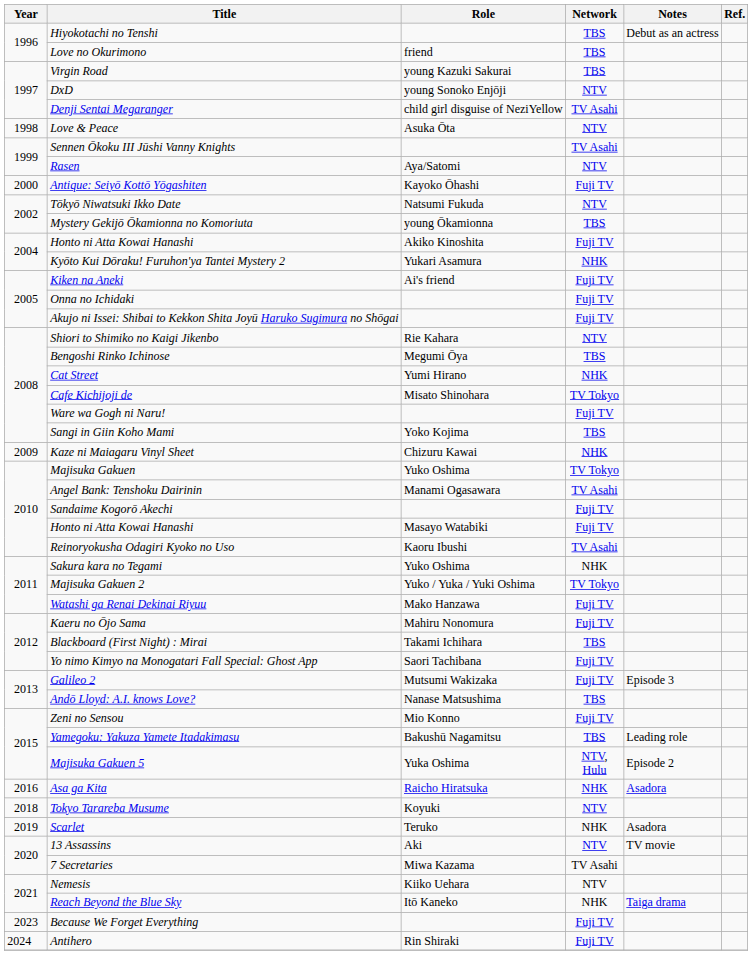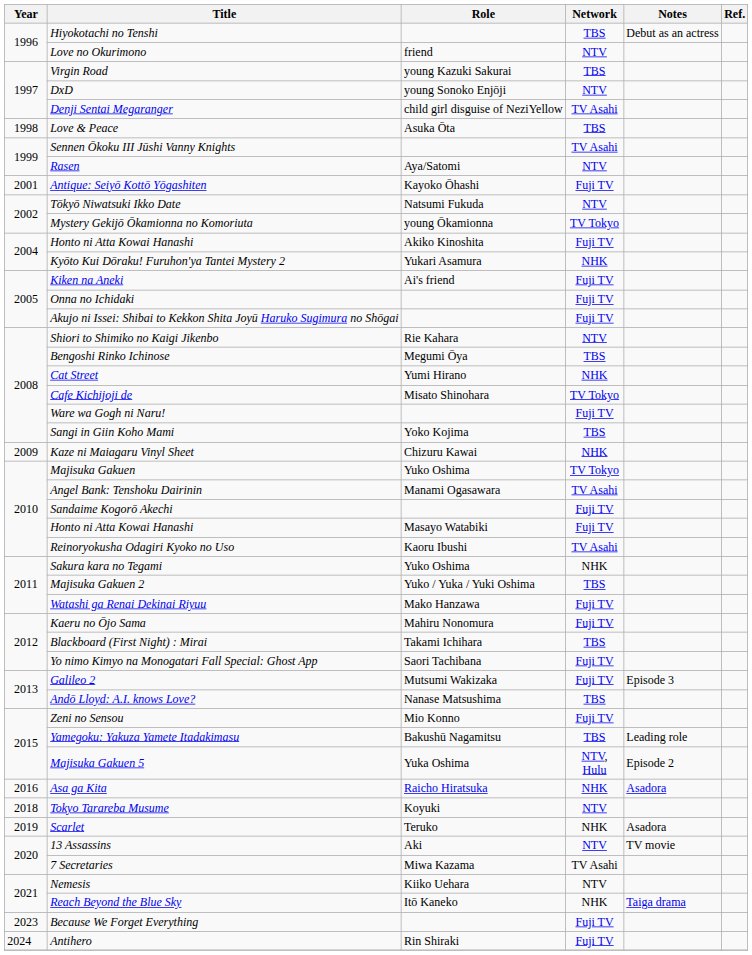(595, 52) TBS -> (595, 52) NTV
(595, 128) NTV -> (595, 128) TBS
(26, 185) 2000 -> (26, 185) 2001
(595, 223) TBS -> (595, 223) TV Tokyo
(595, 584) TV Tokyo -> (595, 584) TBS
